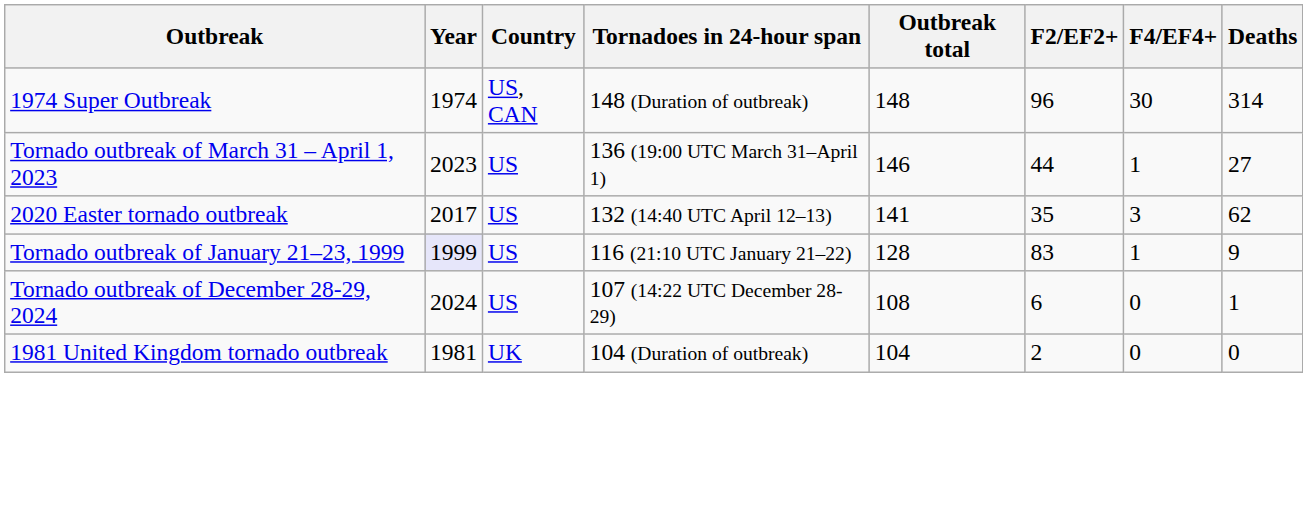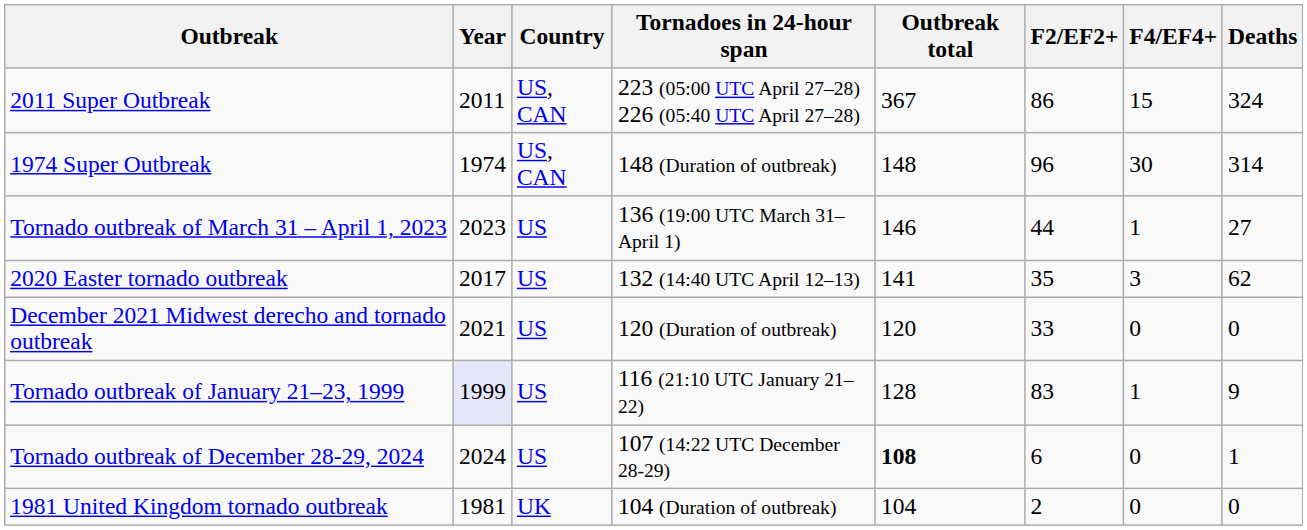+ row: (110, 100)
+ row: (228, 328)
(892, 302) normal -> (899, 456) bold
